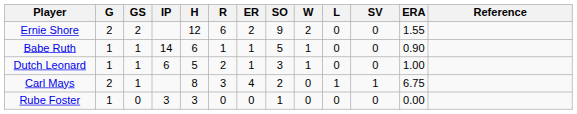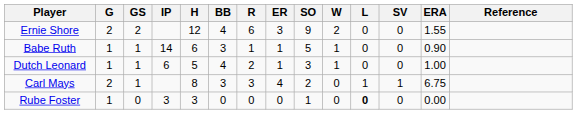+ column: (223, 13)
(251, 30) 2 -> (280, 30) 3
(337, 100) normal -> (365, 100) bold
